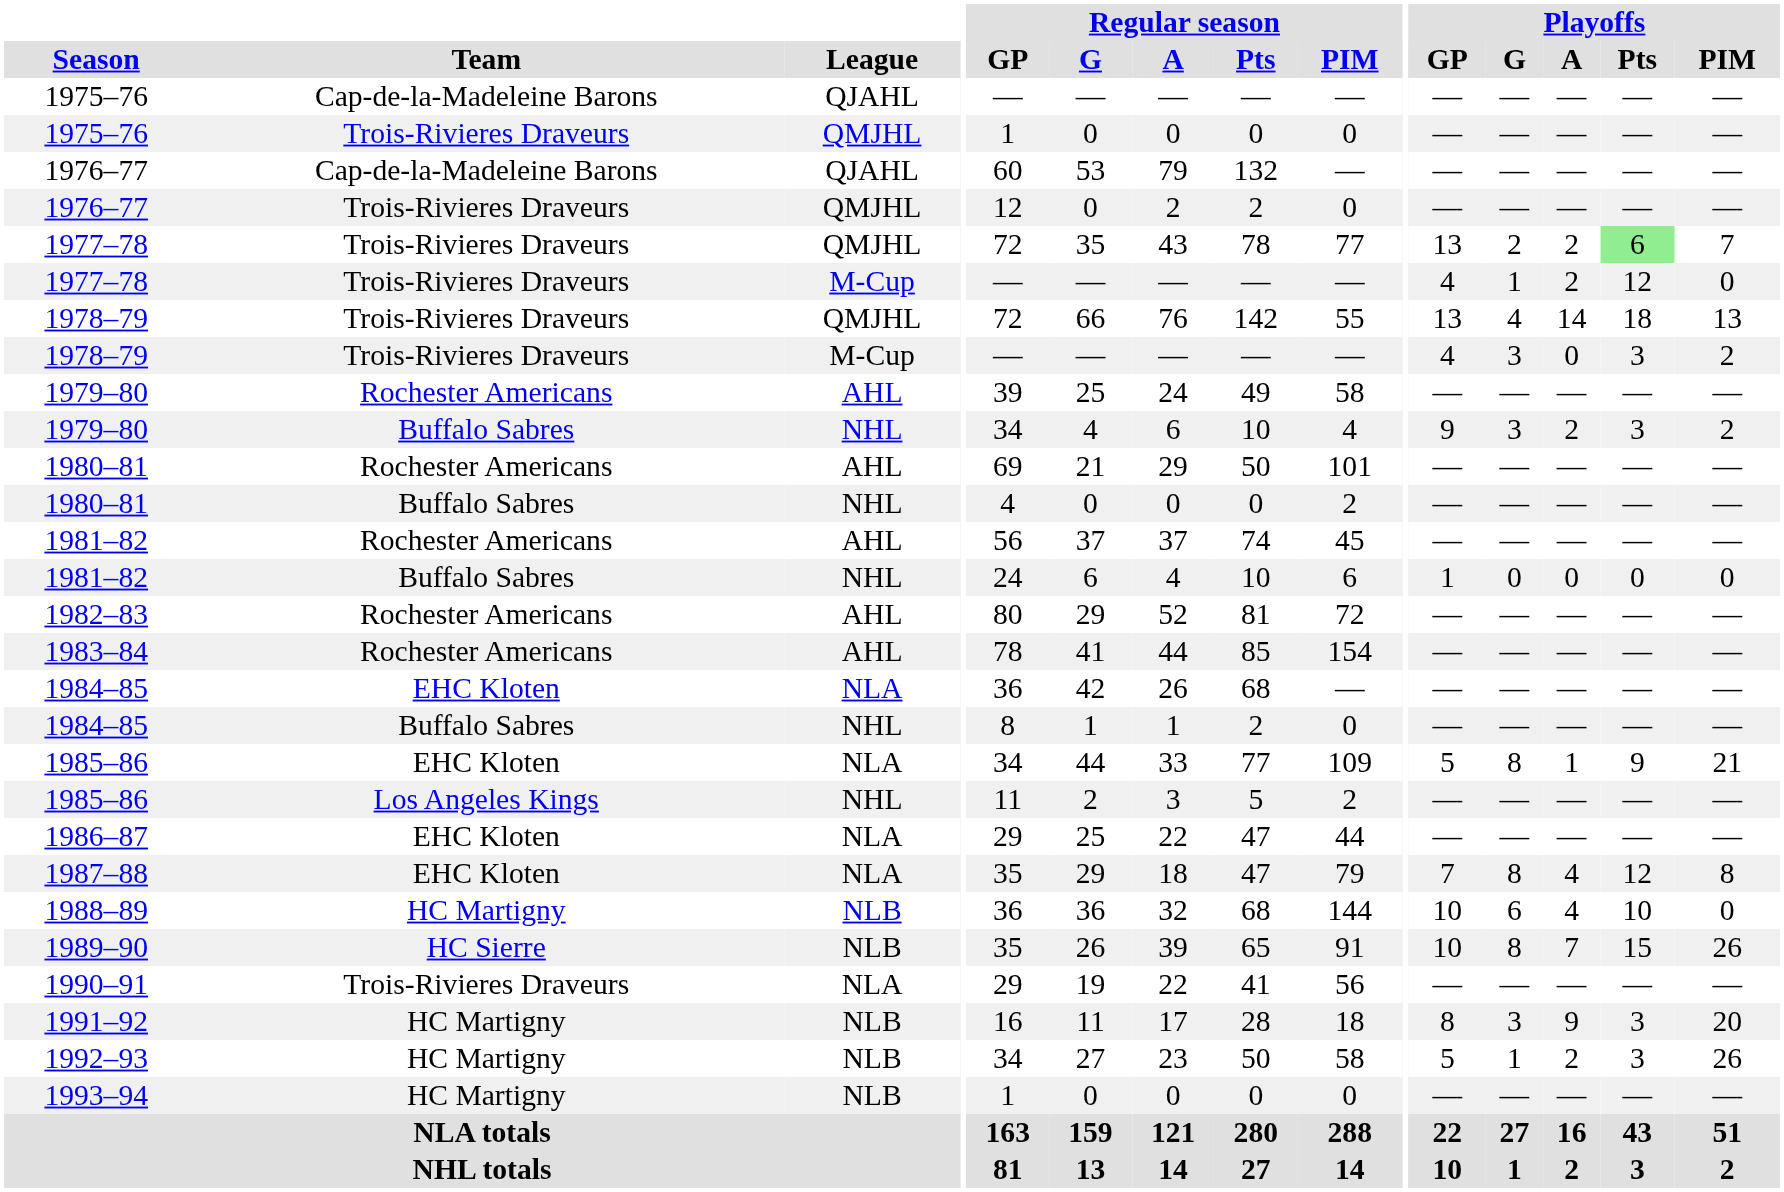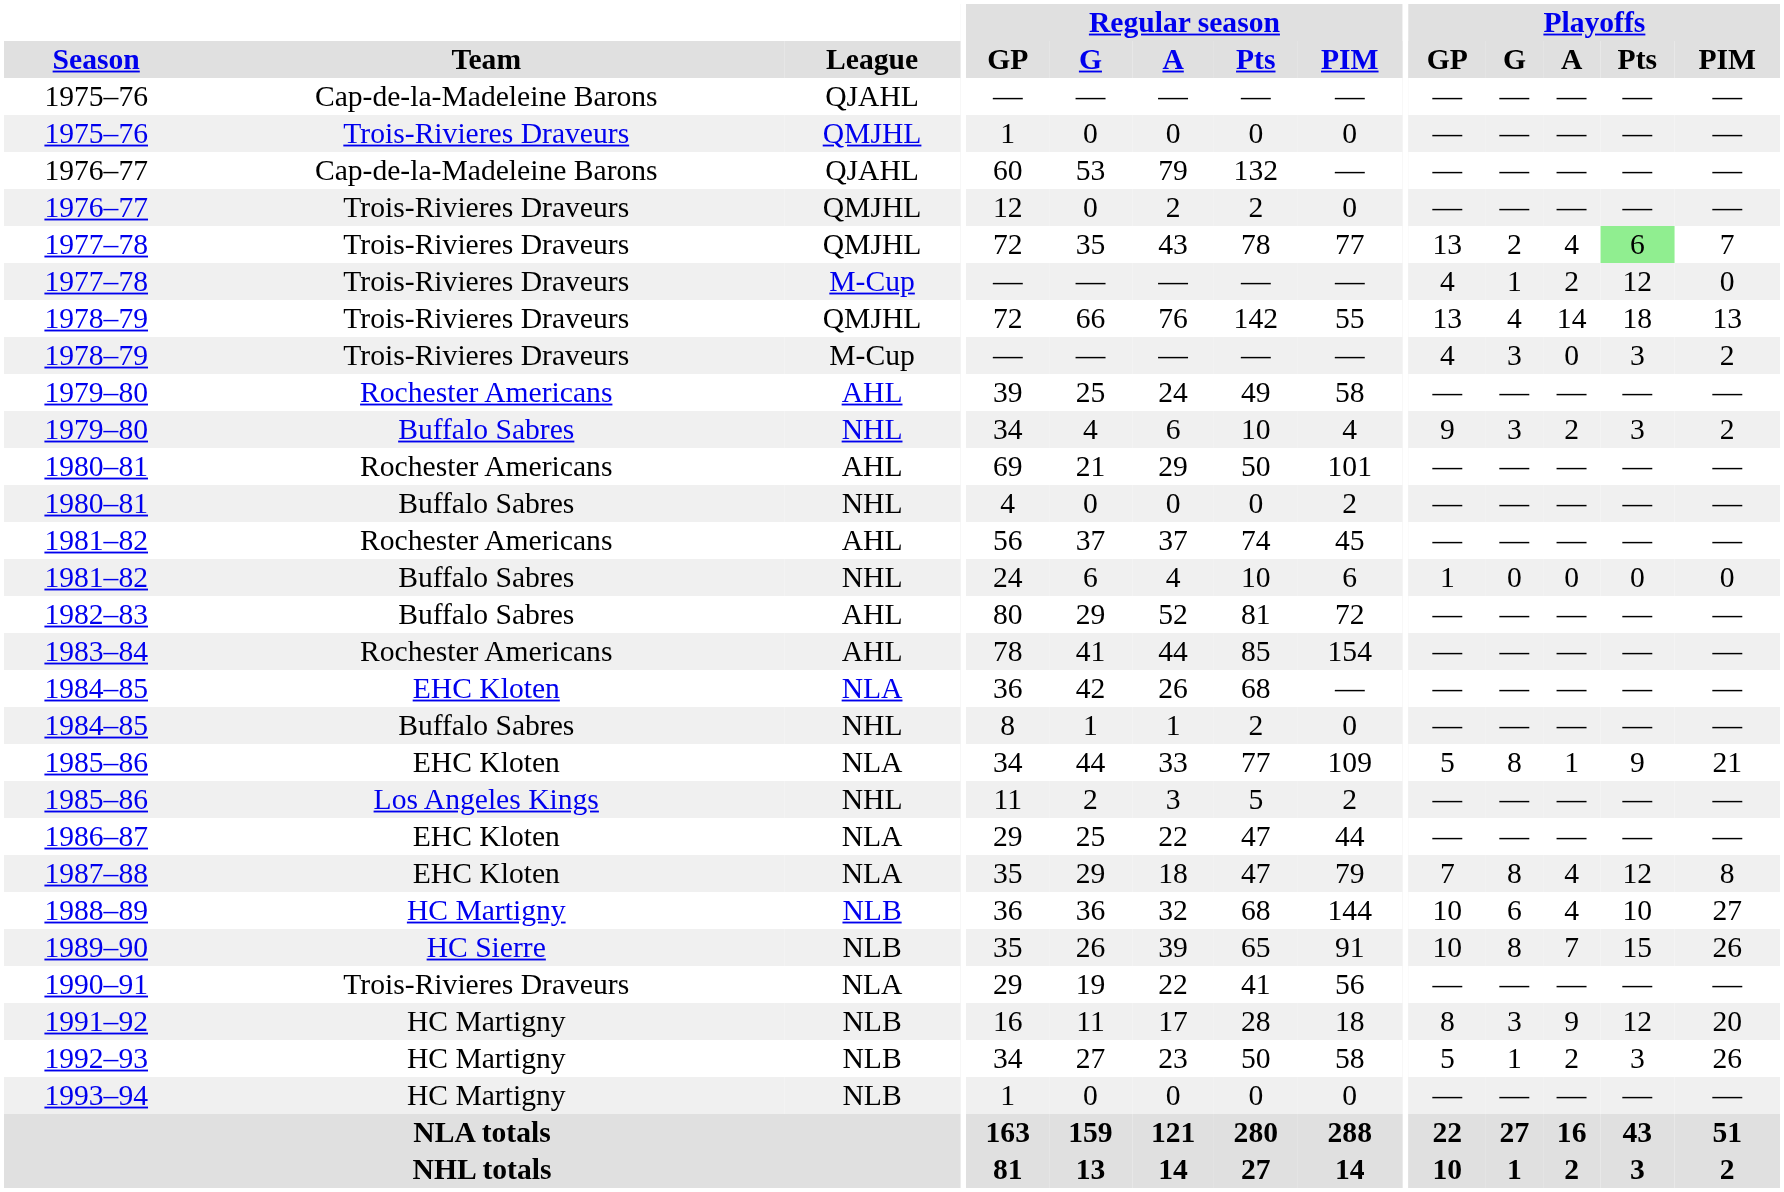(1572, 244) 2 -> (1572, 244) 4
(486, 614) Rochester Americans -> (486, 614) Buffalo Sabres
(1727, 910) 0 -> (1727, 910) 27
(1637, 1021) 3 -> (1637, 1021) 12
